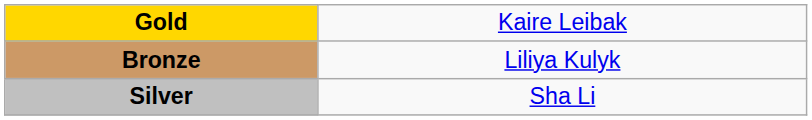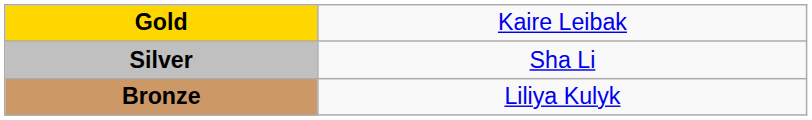rows swapped: (161, 96) <-> (161, 59)
